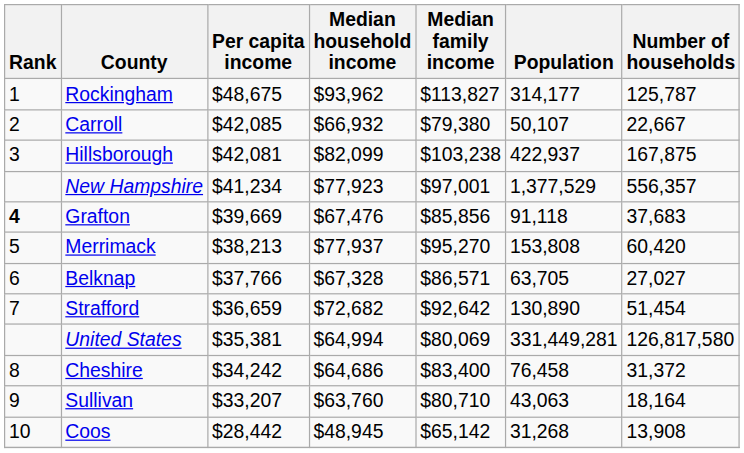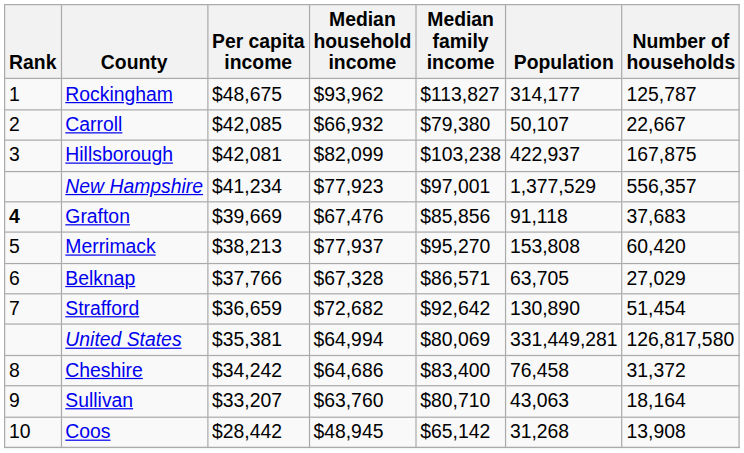(656, 278) 27,027 -> (656, 278) 27,029
